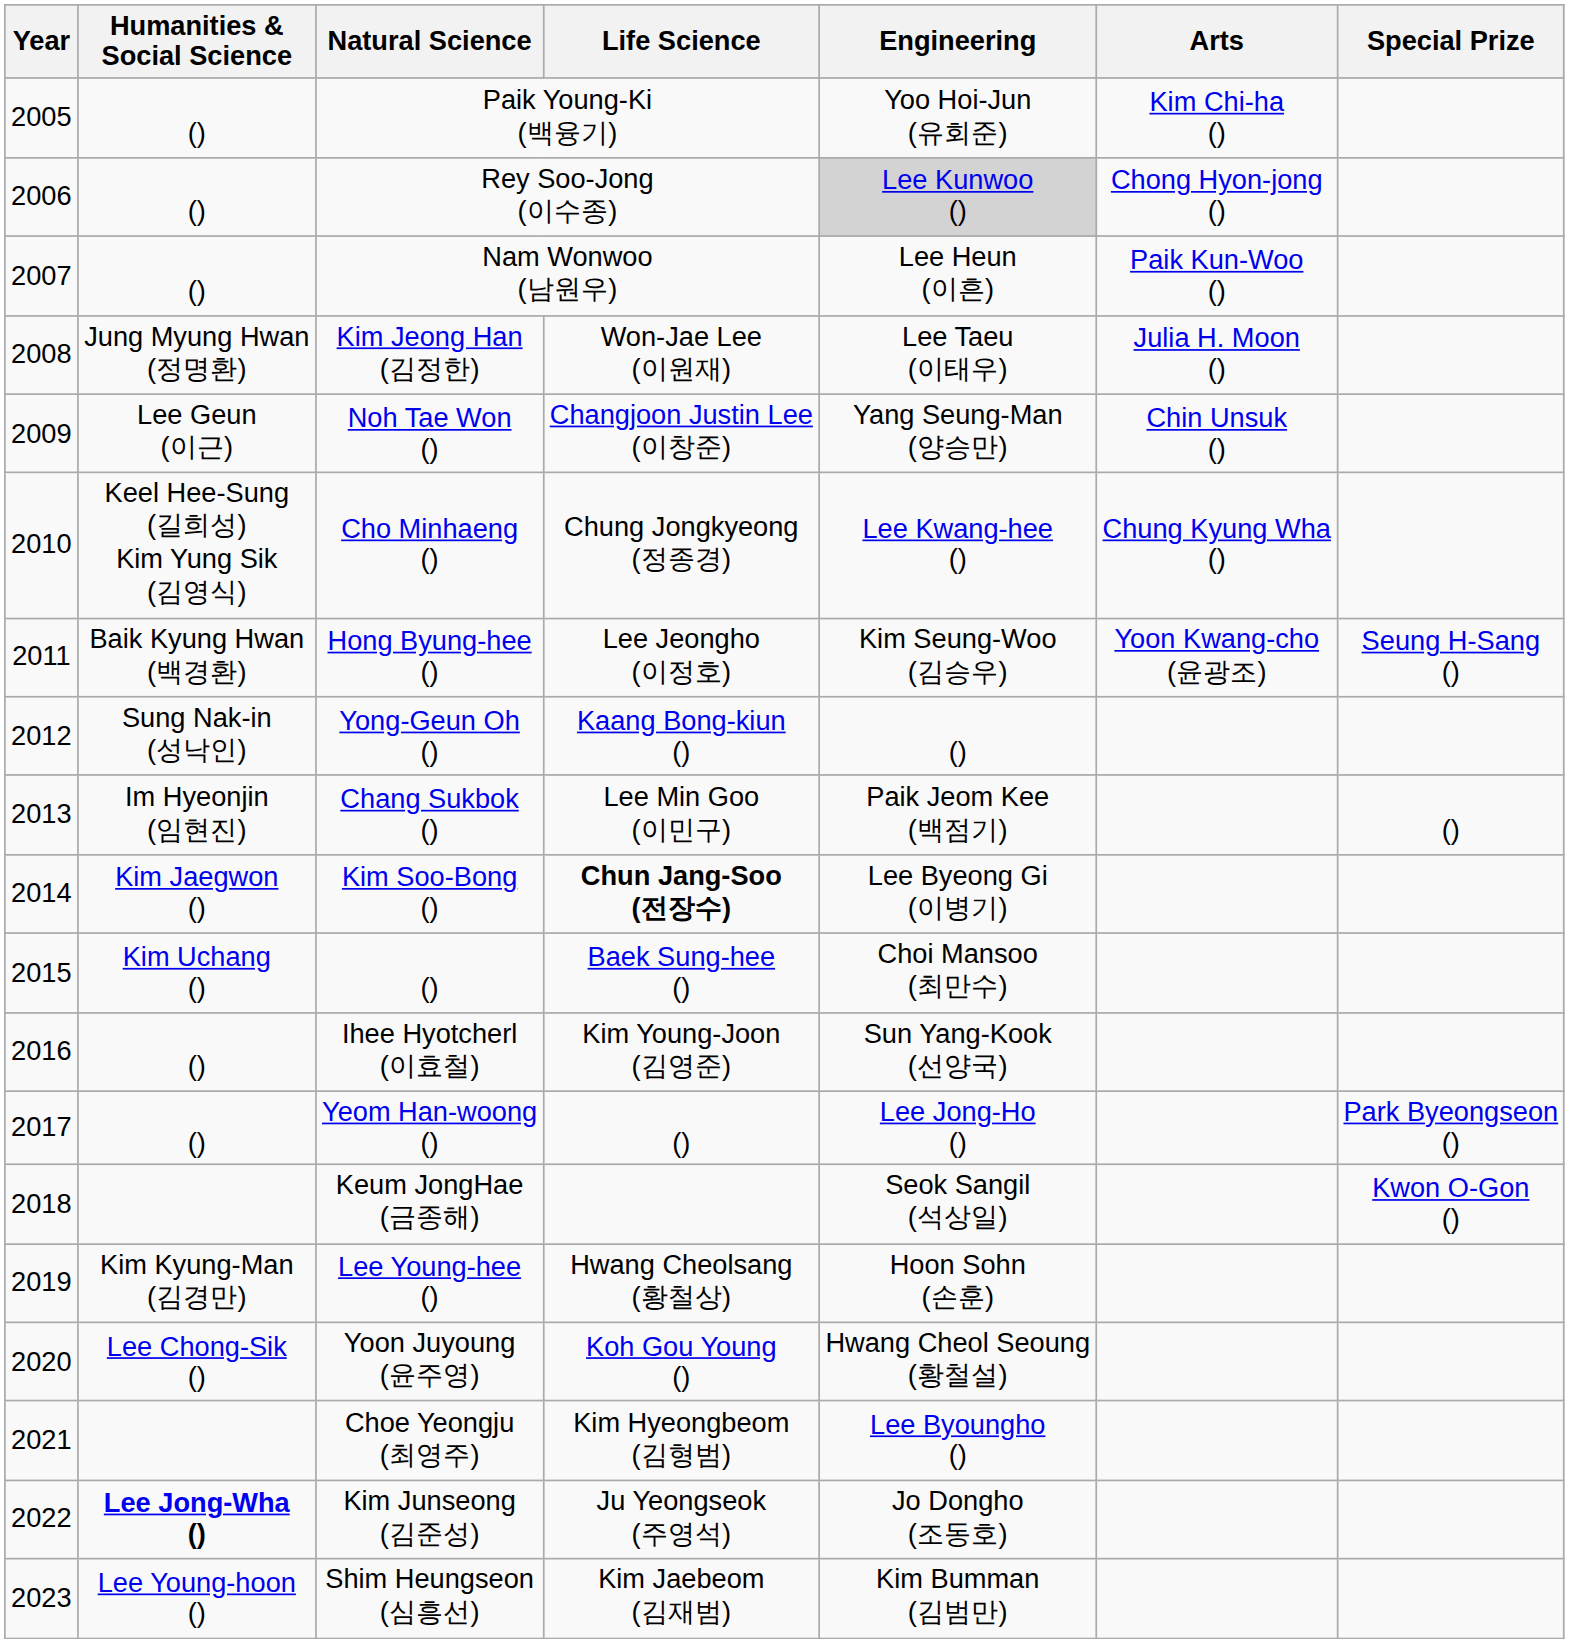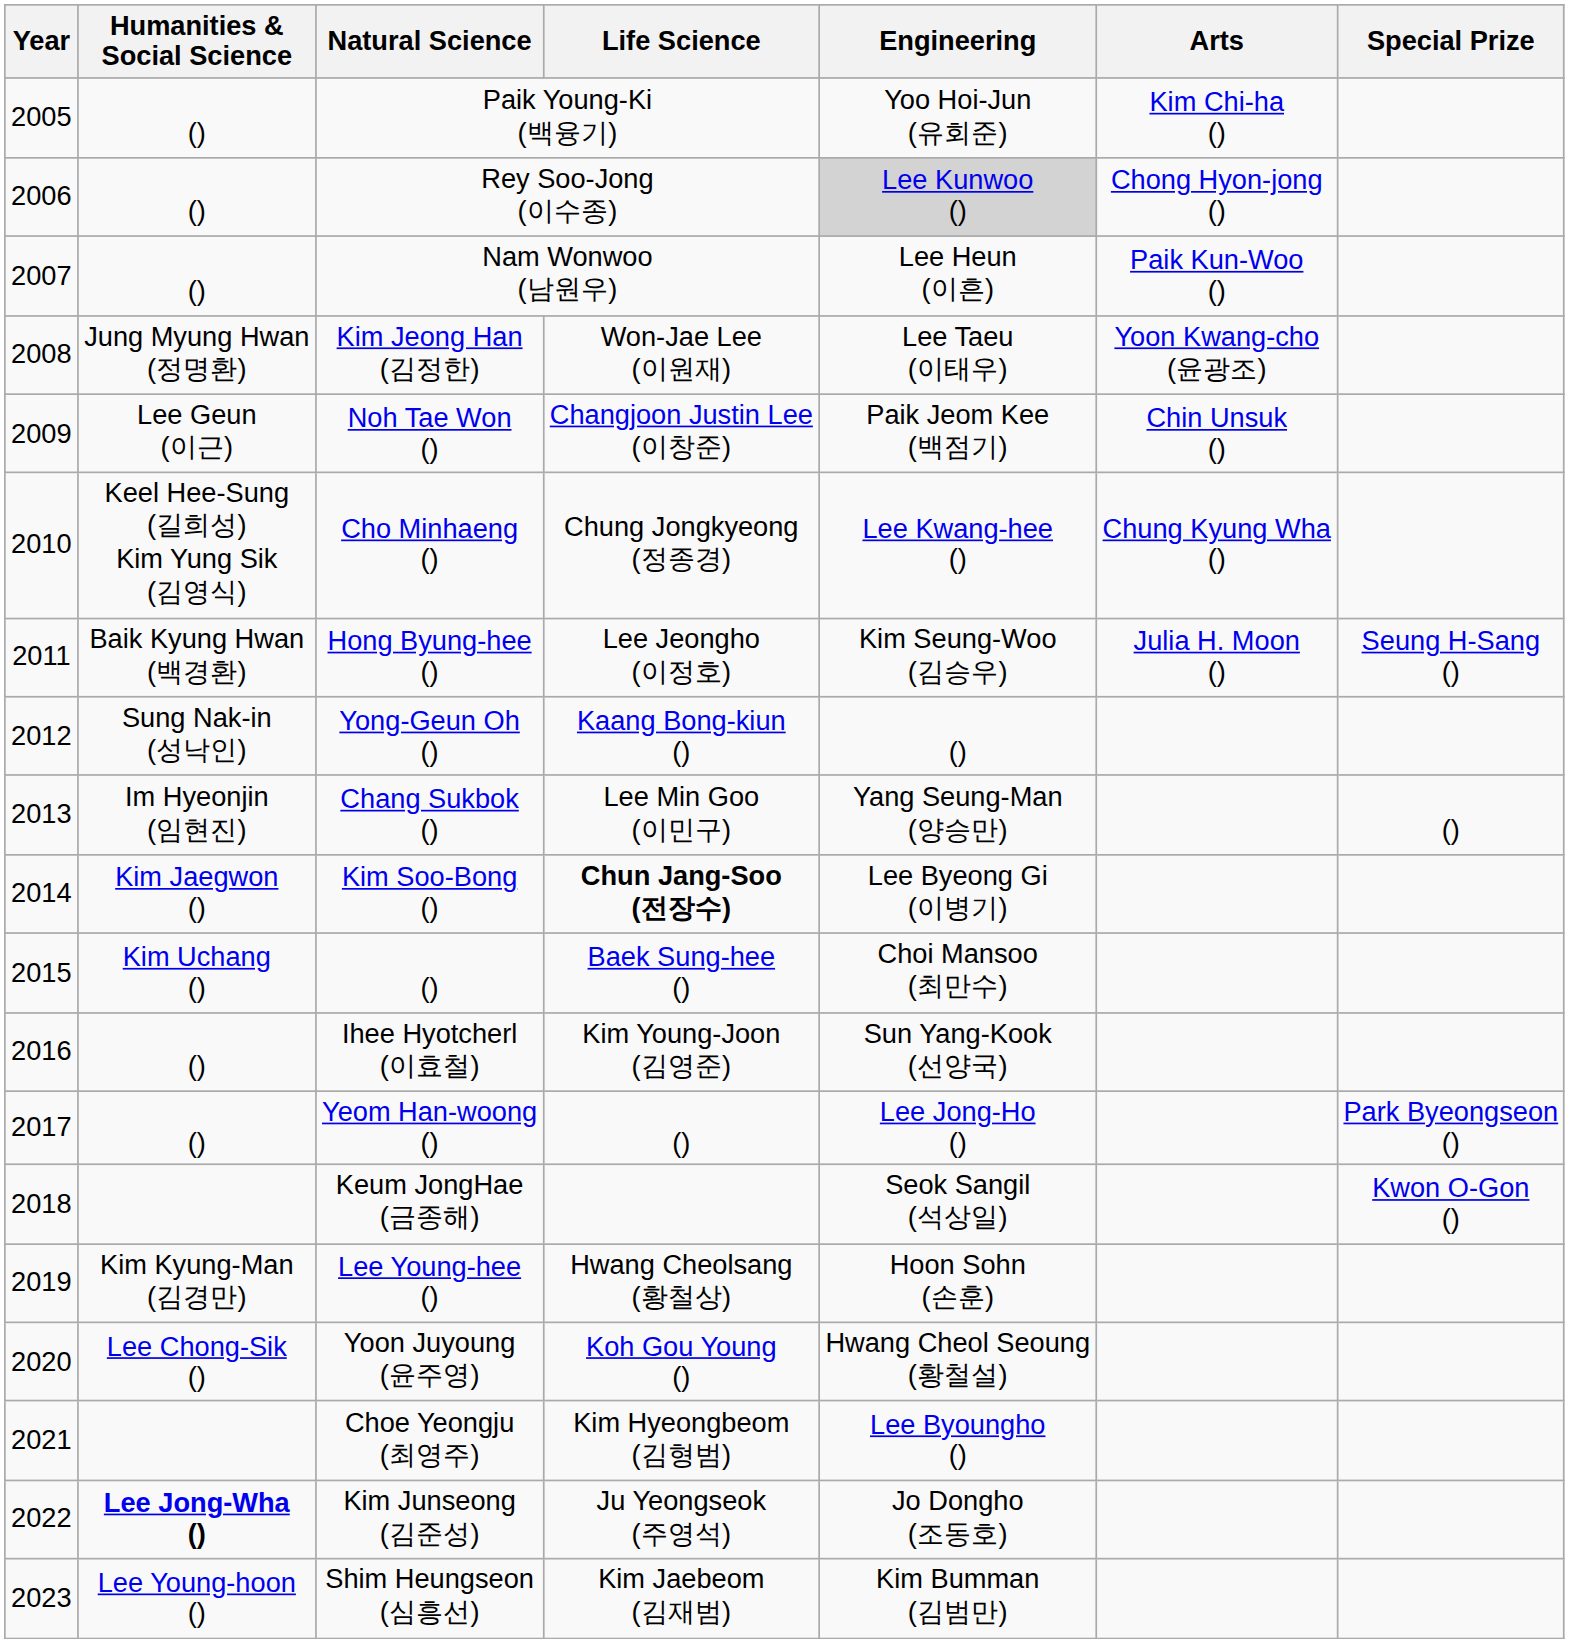(1217, 354) Julia H. Moon () -> (1217, 352) Yoon Kwang-cho (윤광조)
(958, 431) Yang Seung-Man (양승만) -> (958, 431) Paik Jeom Kee (백점기)
(1217, 655) Yoon Kwang-cho (윤광조) -> (1217, 656) Julia H. Moon ()
(958, 812) Paik Jeom Kee (백점기) -> (958, 812) Yang Seung-Man (양승만)
